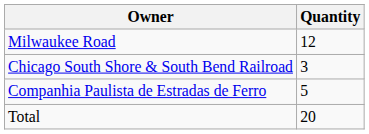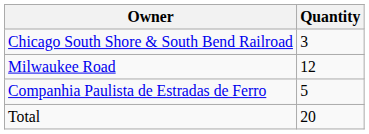rows swapped: (62, 41) <-> (151, 66)
